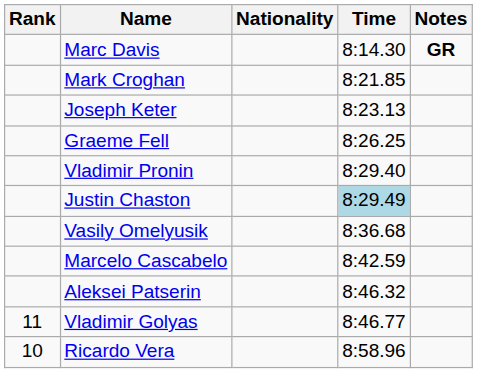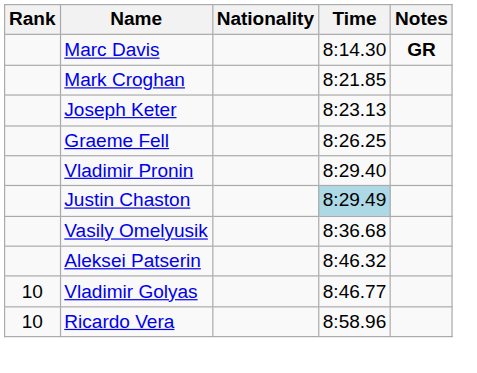- row: (146, 261)
(32, 321) 11 -> (32, 291) 10
